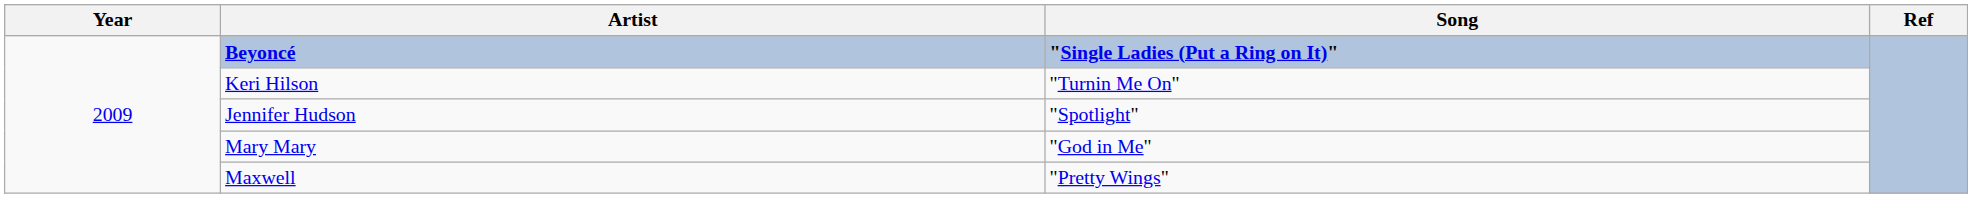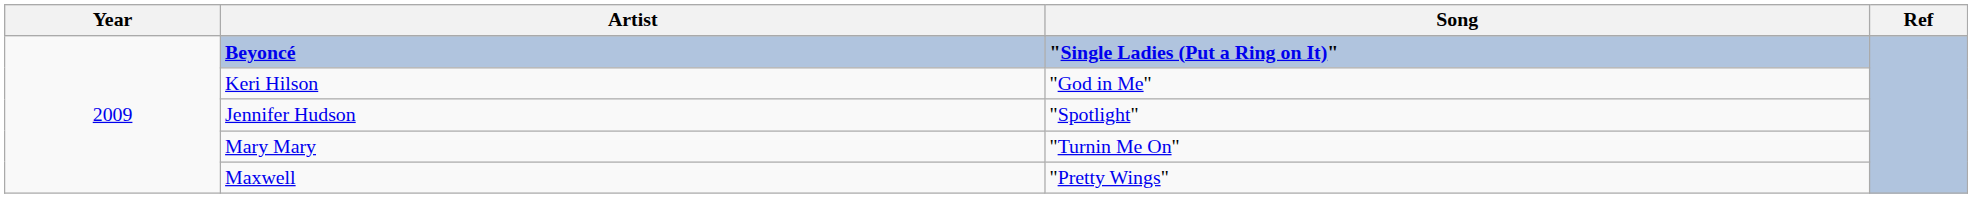(1115, 83) "Turnin Me On" -> (1101, 83) "God in Me"
(1101, 146) "God in Me" -> (1115, 146) "Turnin Me On"
